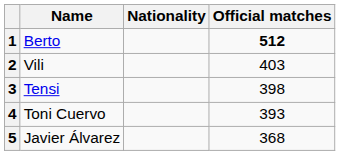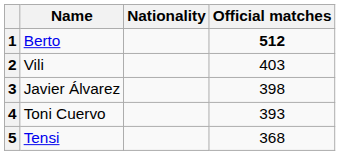(42, 89) Tensi -> (72, 89) Javier Álvarez
(72, 138) Javier Álvarez -> (42, 138) Tensi
